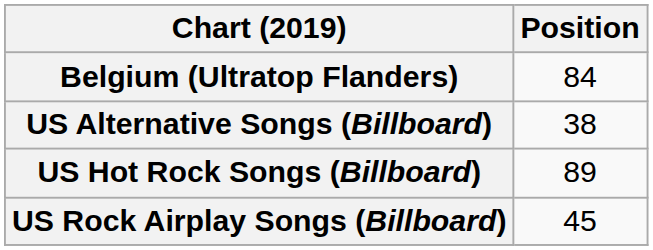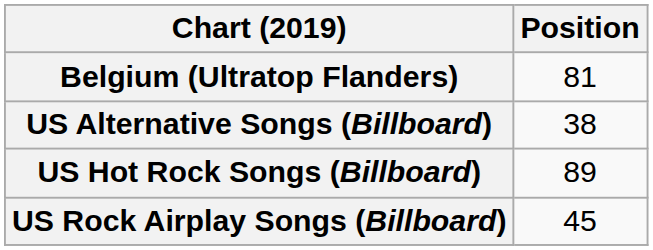(580, 76) 84 -> (580, 76) 81
